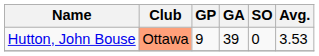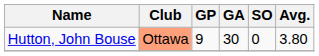(231, 39) 39 -> (231, 39) 30
(293, 39) 3.53 -> (293, 39) 3.80
